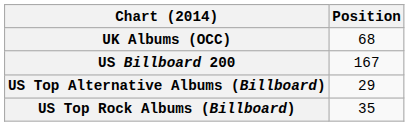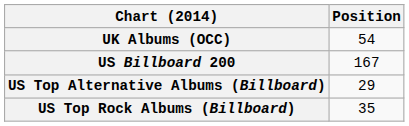(367, 40) 68 -> (367, 40) 54
